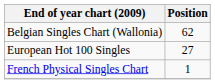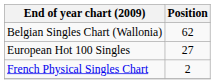(188, 69) 1 -> (188, 69) 2
